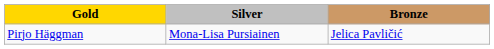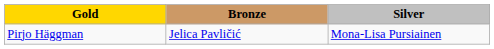columns swapped: (247, 14) <-> (409, 14)
